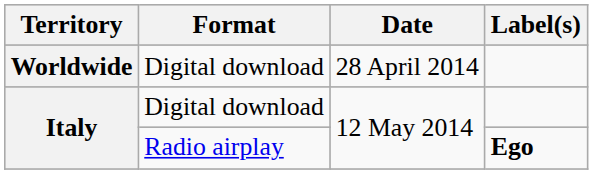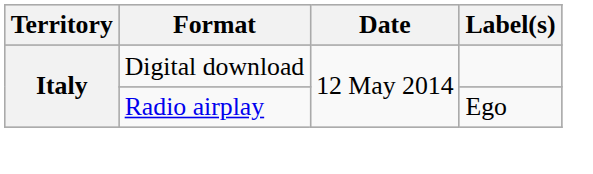- row: (72, 65)
(512, 147) bold -> (486, 106) normal
